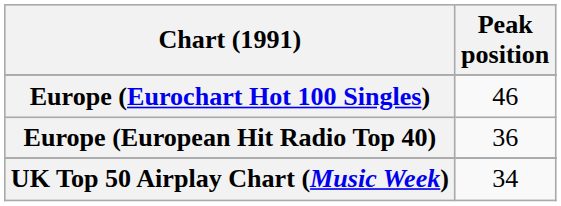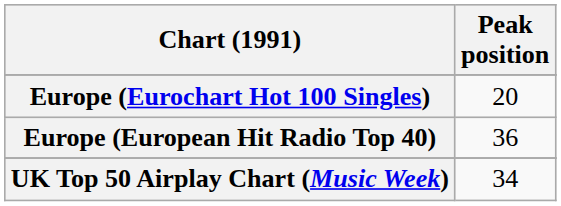(505, 95) 46 -> (505, 95) 20
